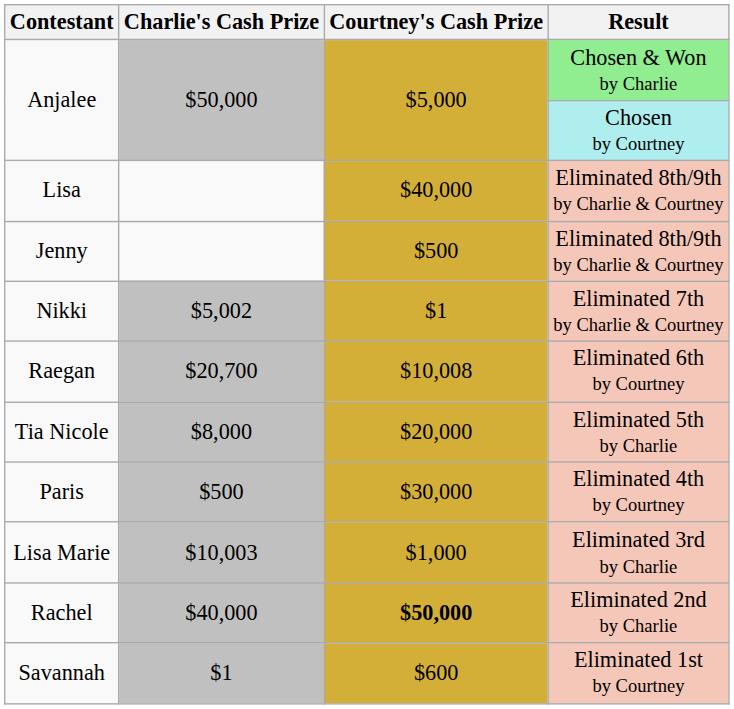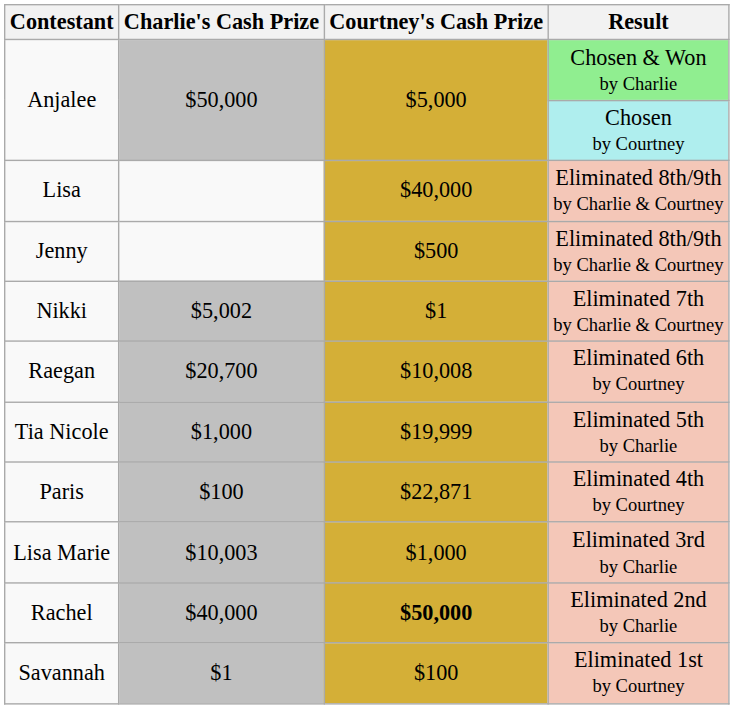(221, 431) $8,000 -> (221, 431) $1,000
(436, 431) $20,000 -> (436, 431) $19,999
(221, 491) $500 -> (221, 491) $100
(436, 491) $30,000 -> (436, 491) $22,871
(436, 672) $600 -> (436, 672) $100
